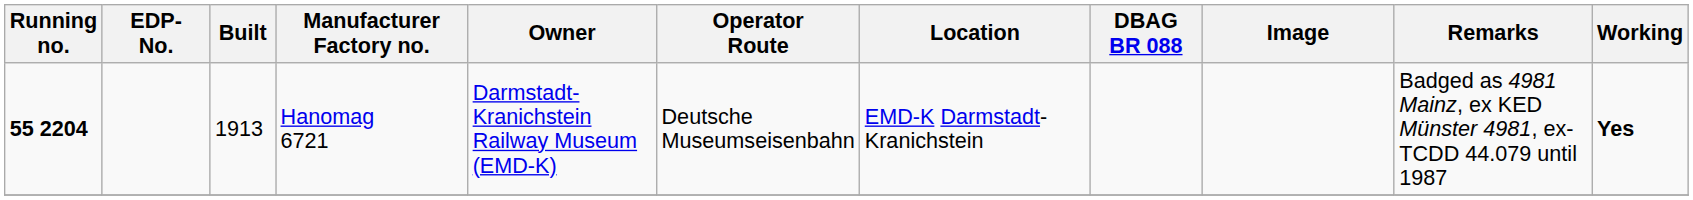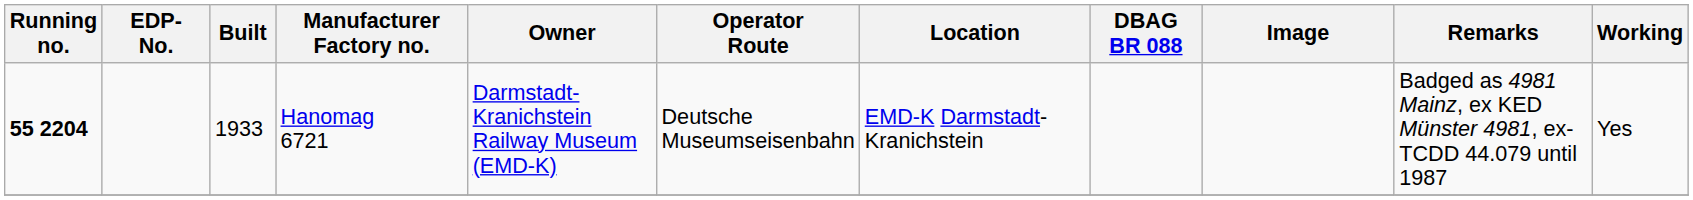(239, 128) 1913 -> (239, 128) 1933
(1616, 128) bold -> (1615, 128) normal
